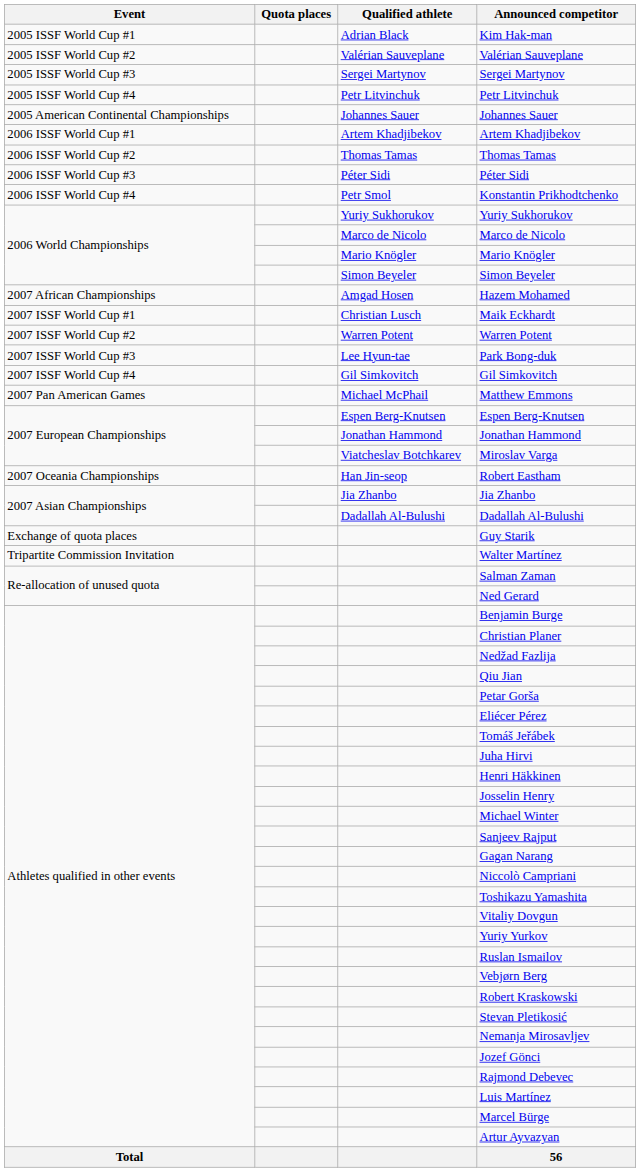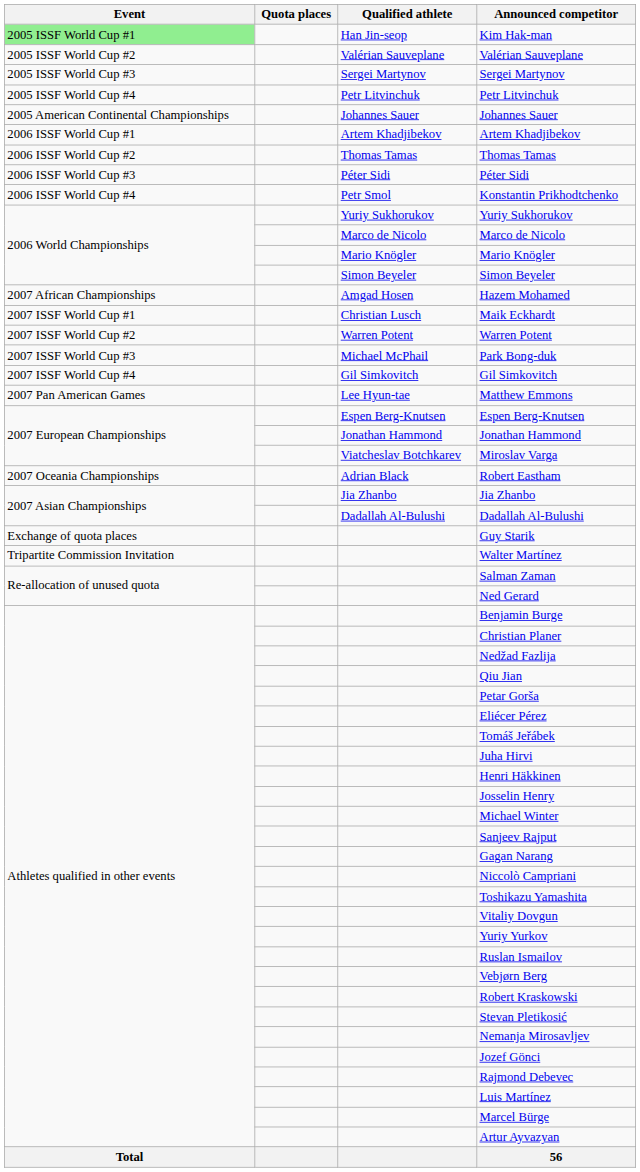(71, 34) no background -> (71, 34) lightgreen background
(375, 34) Adrian Black -> (374, 34) Han Jin-seop
(375, 355) Lee Hyun-tae -> (384, 355) Michael McPhail
(384, 395) Michael McPhail -> (375, 395) Lee Hyun-tae
(374, 475) Han Jin-seop -> (375, 475) Adrian Black
